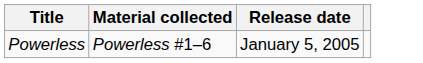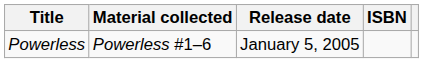+ column: (387, 17)
